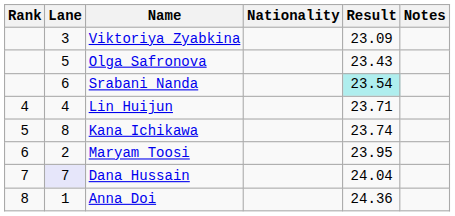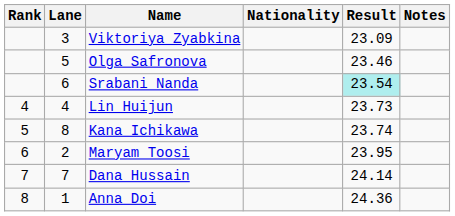(372, 62) 23.43 -> (372, 62) 23.46
(372, 108) 23.71 -> (372, 108) 23.73
(65, 176) lavender background -> (65, 176) no background
(372, 176) 24.04 -> (372, 176) 24.14
